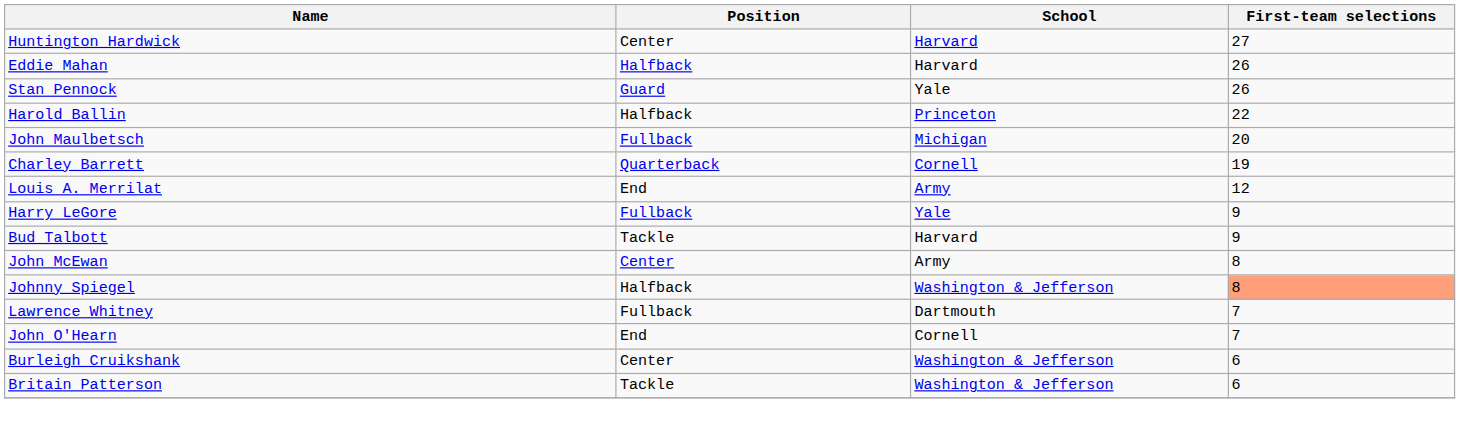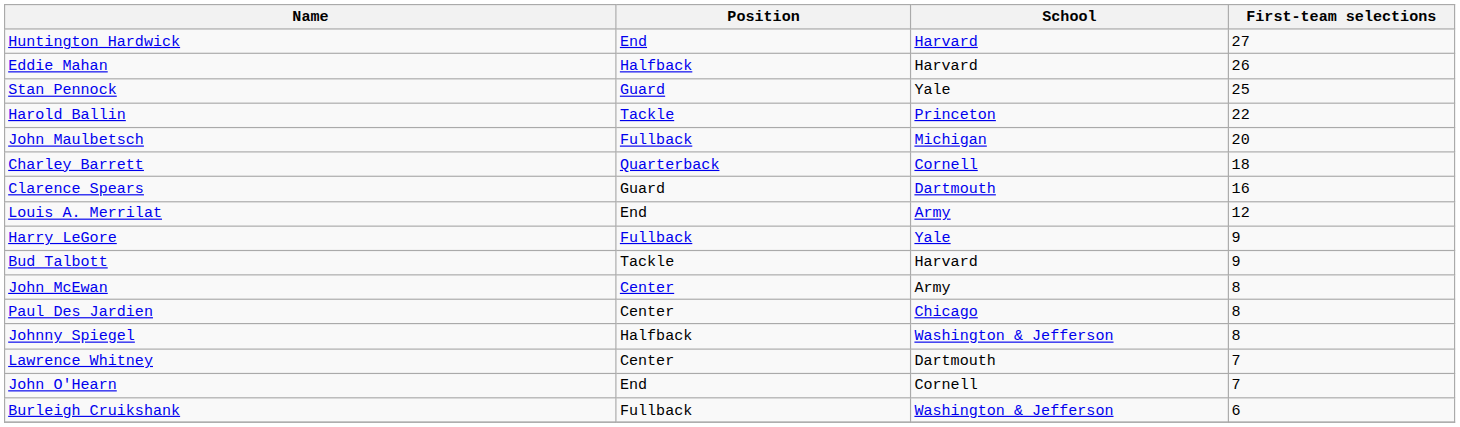(647, 41) Center -> (633, 41) End
(1241, 91) 26 -> (1241, 91) 25
(656, 115) Halfback -> (647, 115) Tackle
(1241, 164) 19 -> (1241, 164) 18
+ row: (76, 189)
+ row: (81, 312)
(1236, 287) lightsalmon background -> (1236, 336) no background
(656, 312) Fullback -> (647, 361) Center
(647, 361) Center -> (656, 410) Fullback
- row: (85, 386)
